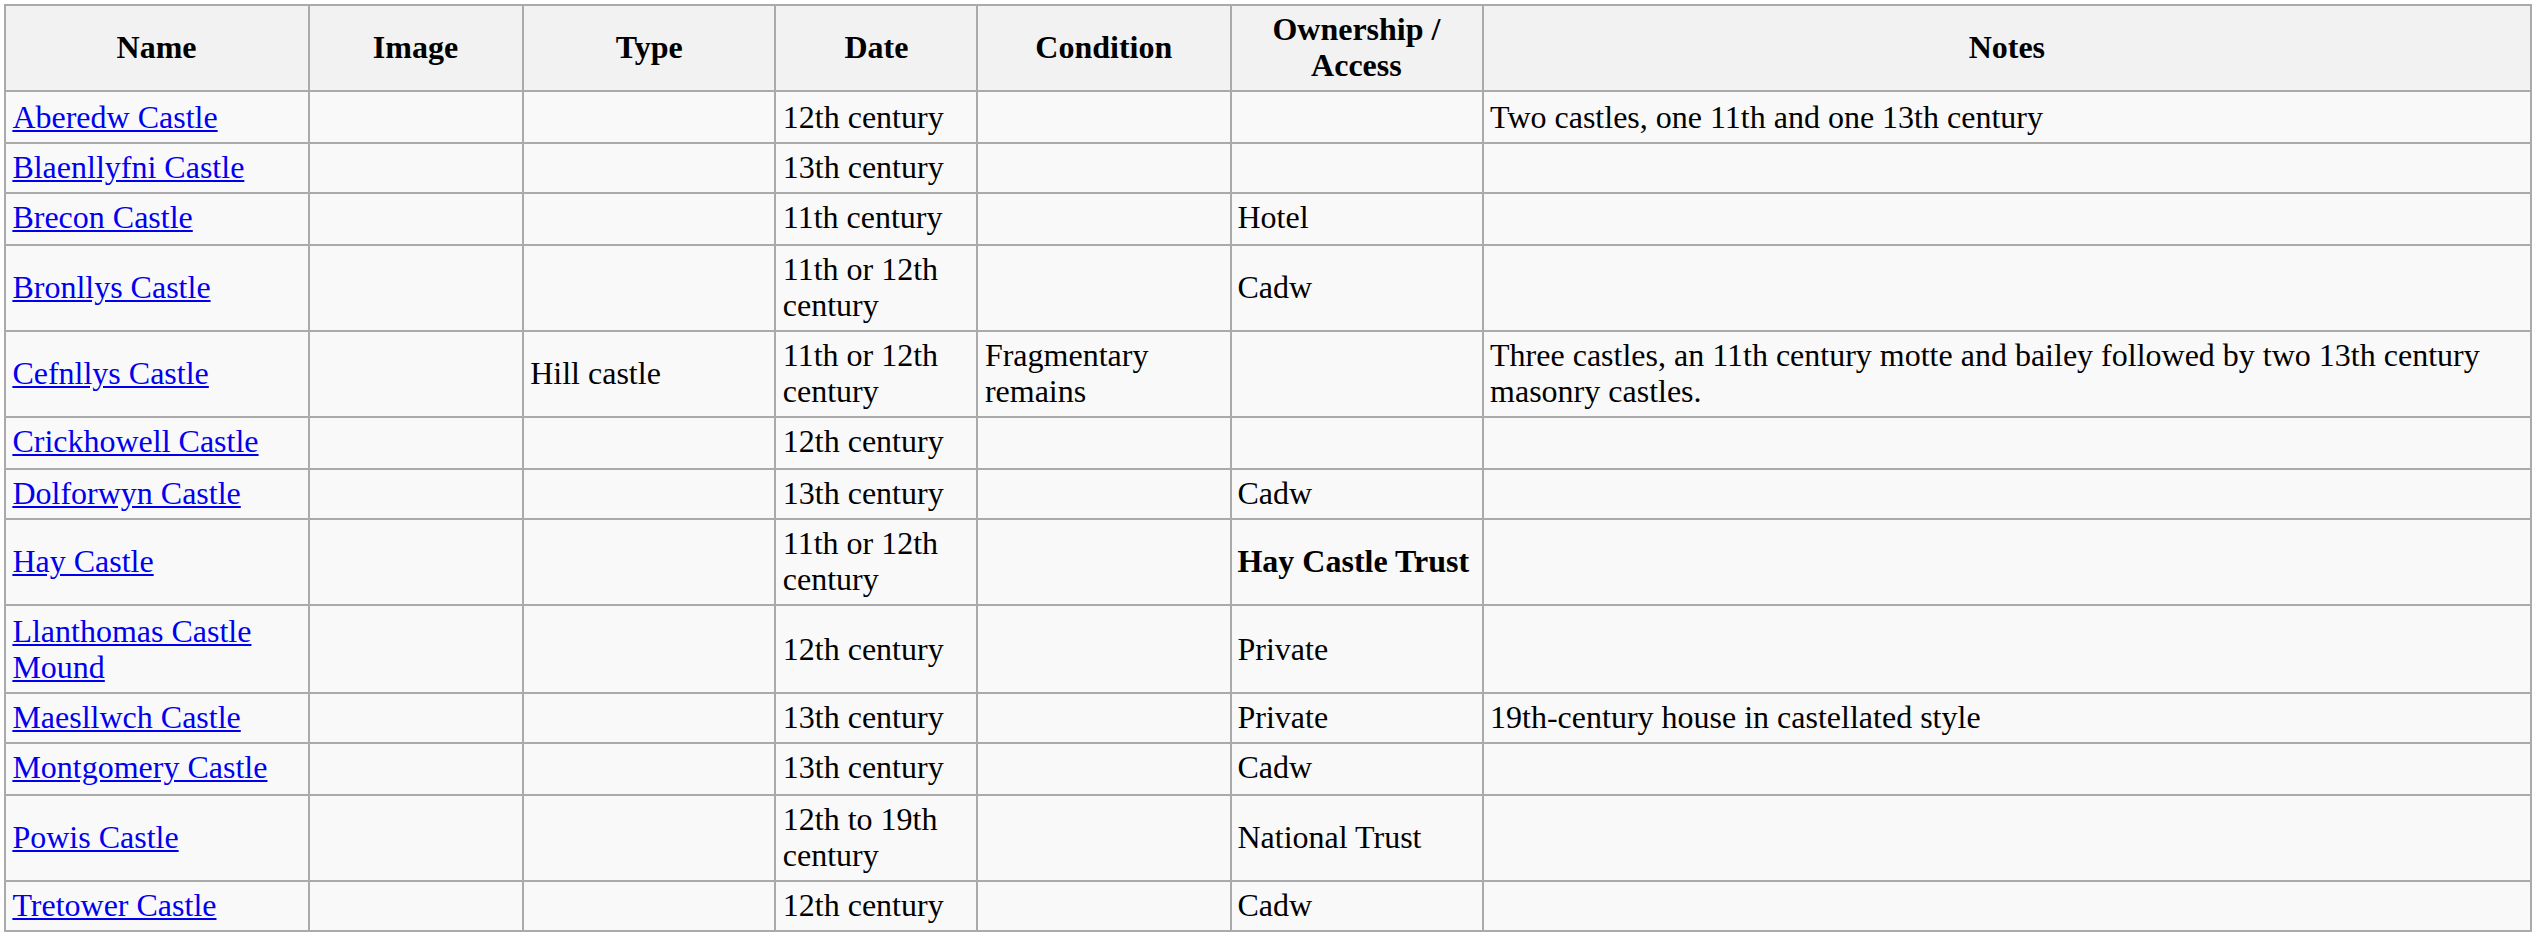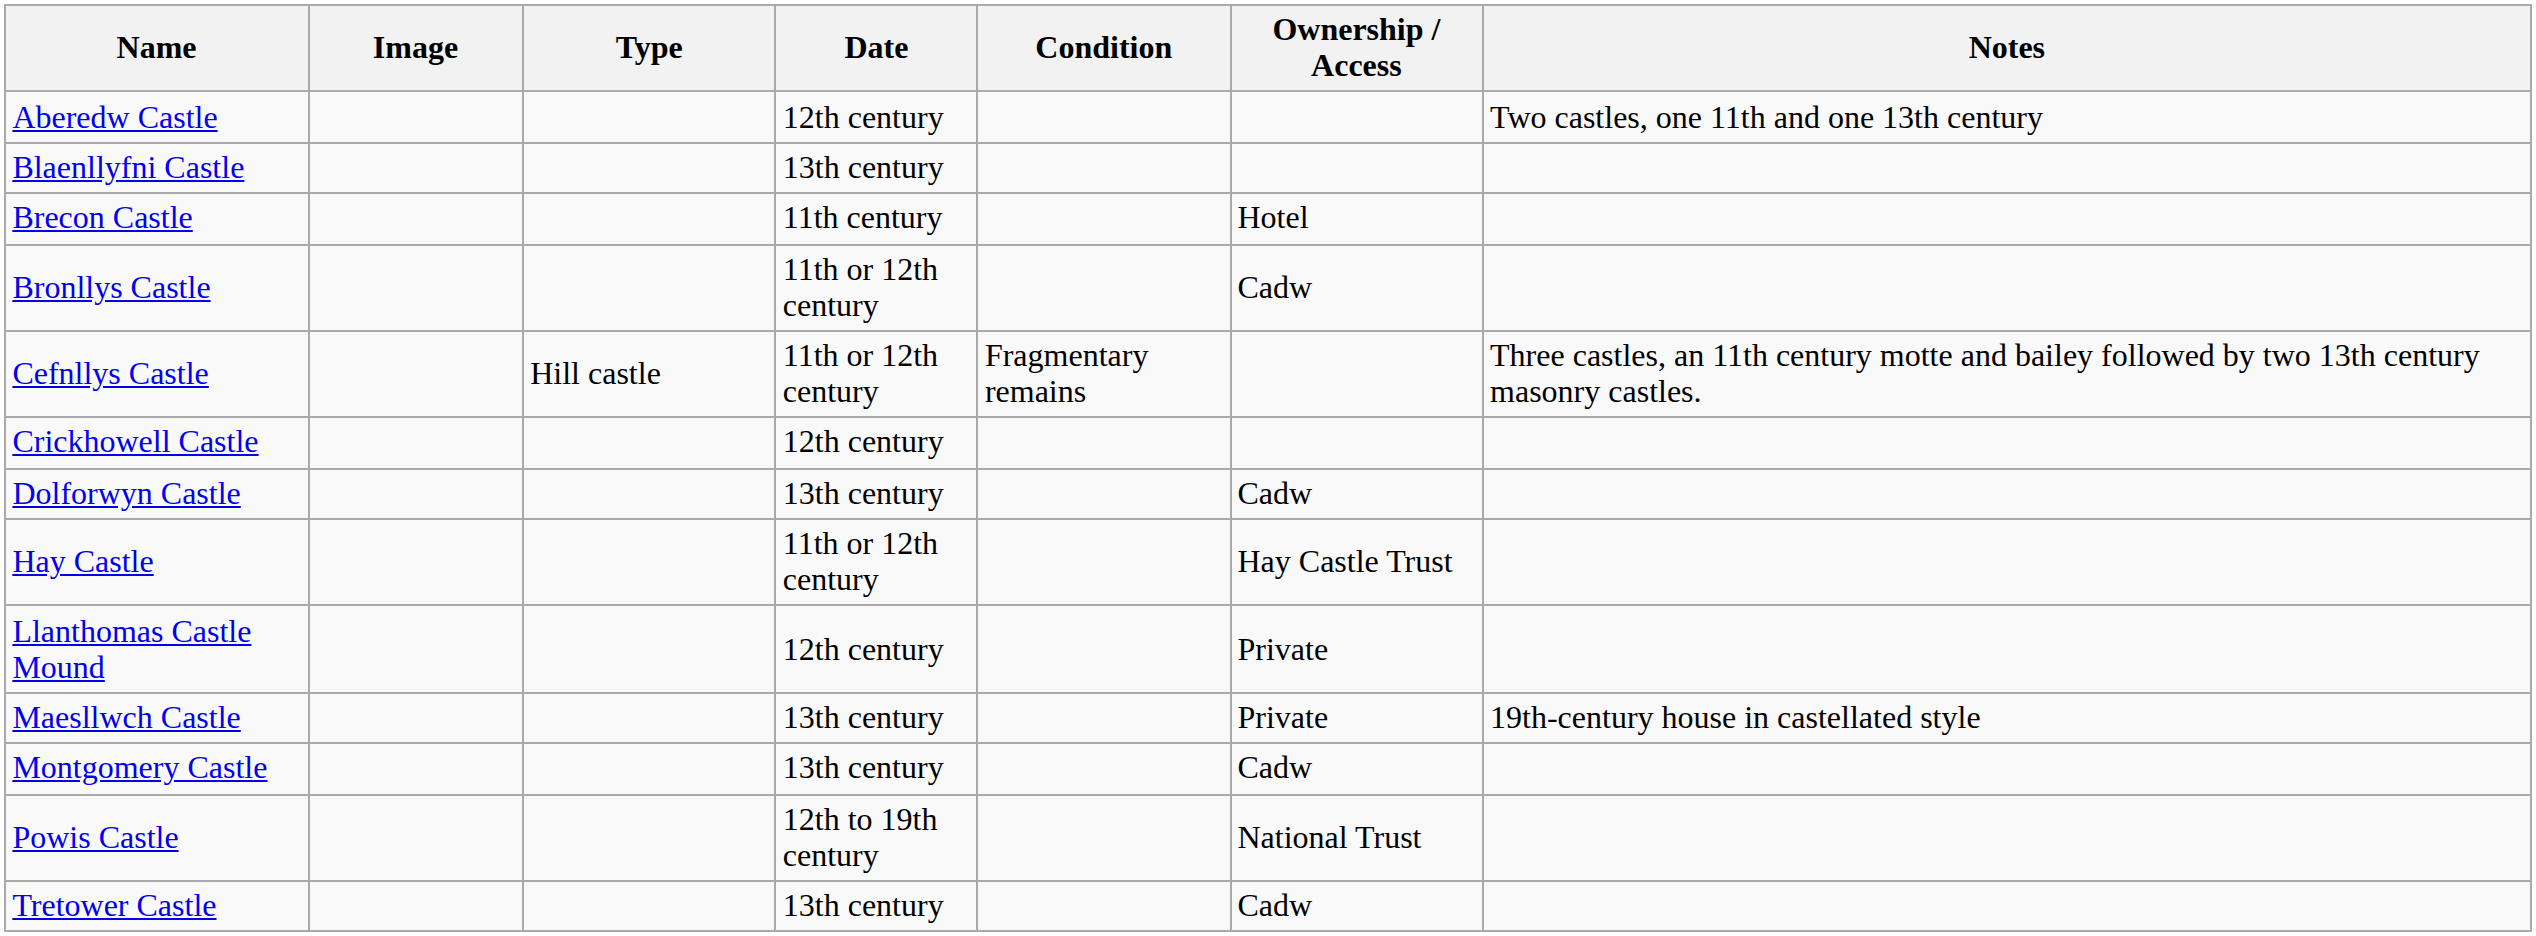(1353, 561) bold -> (1345, 561) normal
(863, 905) 12th century -> (863, 905) 13th century
